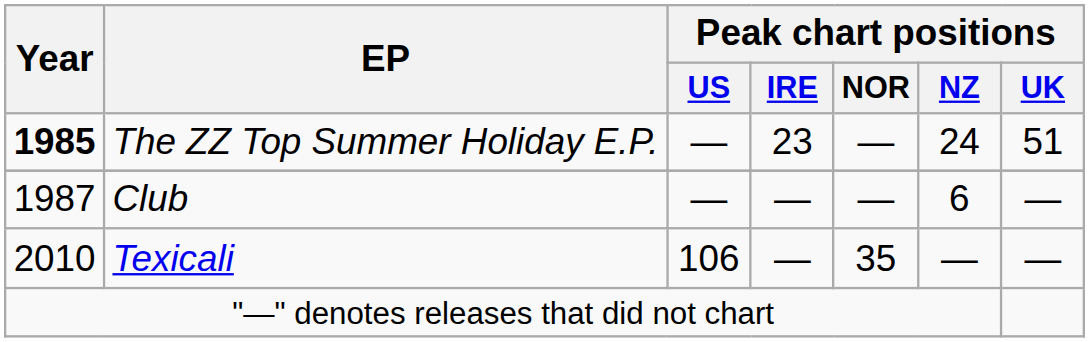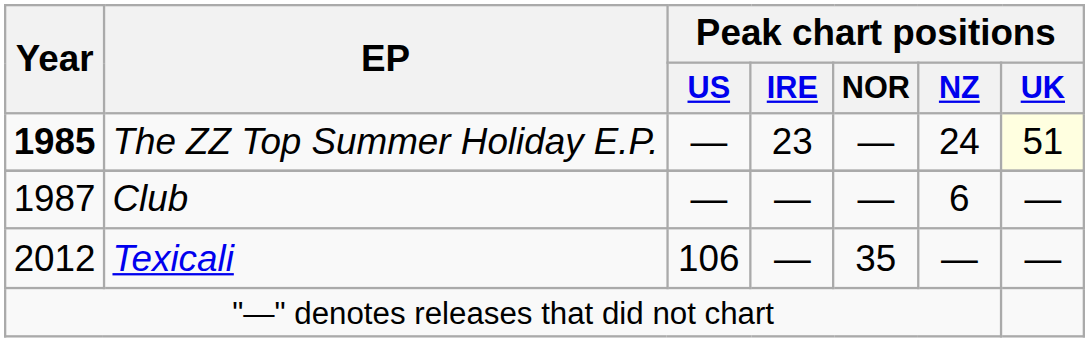(1043, 141) no background -> (1043, 141) lightyellow background
(55, 257) 2010 -> (55, 257) 2012
